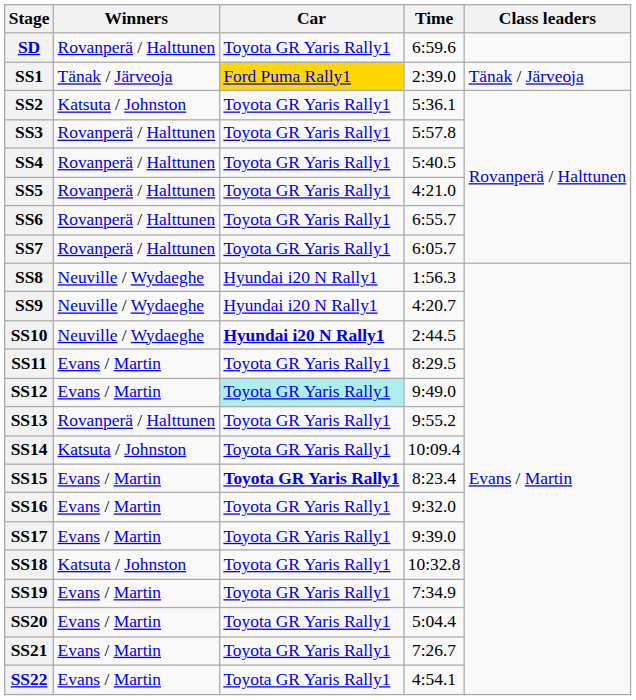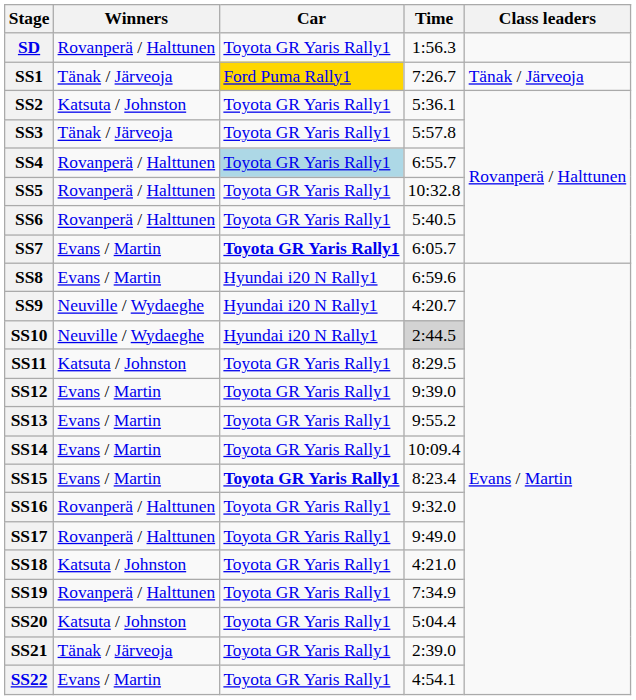(434, 47) 6:59.6 -> (434, 47) 1:56.3
(434, 75) 2:39.0 -> (434, 75) 7:26.7
(136, 133) Rovanperä / Halttunen -> (115, 133) Tänak / Järveoja
(307, 162) no background -> (307, 162) lightblue background
(434, 162) 5:40.5 -> (434, 162) 6:55.7
(434, 190) 4:21.0 -> (434, 190) 10:32.8
(434, 219) 6:55.7 -> (434, 219) 5:40.5
(136, 248) Rovanperä / Halttunen -> (109, 248) Evans / Martin
(307, 248) normal -> (311, 248) bold
(131, 276) Neuville / Wydaeghe -> (109, 276) Evans / Martin
(434, 276) 1:56.3 -> (434, 276) 6:59.6
(304, 334) bold -> (300, 334) normal
(434, 334) no background -> (434, 334) lightgrey background
(109, 363) Evans / Martin -> (122, 363) Katsuta / Johnston
(307, 391) paleturquoise background -> (307, 391) no background
(434, 391) 9:49.0 -> (434, 391) 9:39.0
(136, 420) Rovanperä / Halttunen -> (109, 420) Evans / Martin
(122, 449) Katsuta / Johnston -> (109, 449) Evans / Martin
(109, 506) Evans / Martin -> (136, 506) Rovanperä / Halttunen
(109, 535) Evans / Martin -> (136, 535) Rovanperä / Halttunen
(434, 535) 9:39.0 -> (434, 535) 9:49.0
(434, 564) 10:32.8 -> (434, 564) 4:21.0
(109, 592) Evans / Martin -> (136, 592) Rovanperä / Halttunen
(109, 621) Evans / Martin -> (122, 621) Katsuta / Johnston
(109, 650) Evans / Martin -> (115, 650) Tänak / Järveoja
(434, 650) 7:26.7 -> (434, 650) 2:39.0
